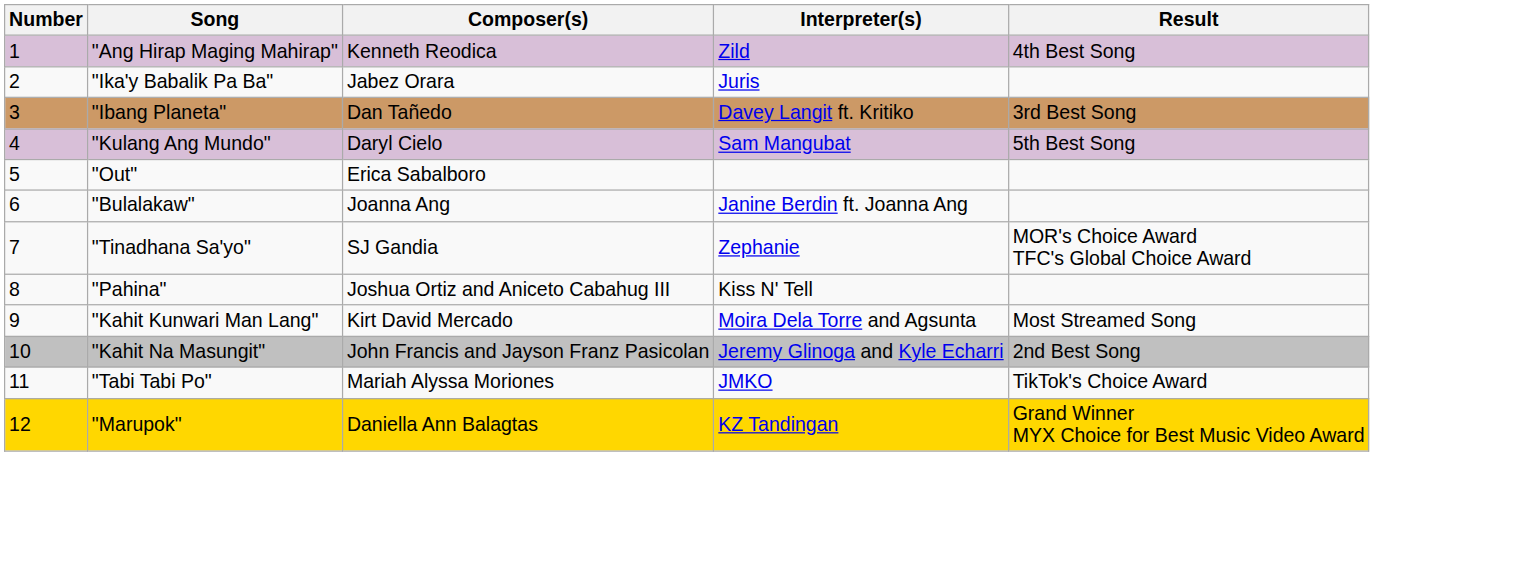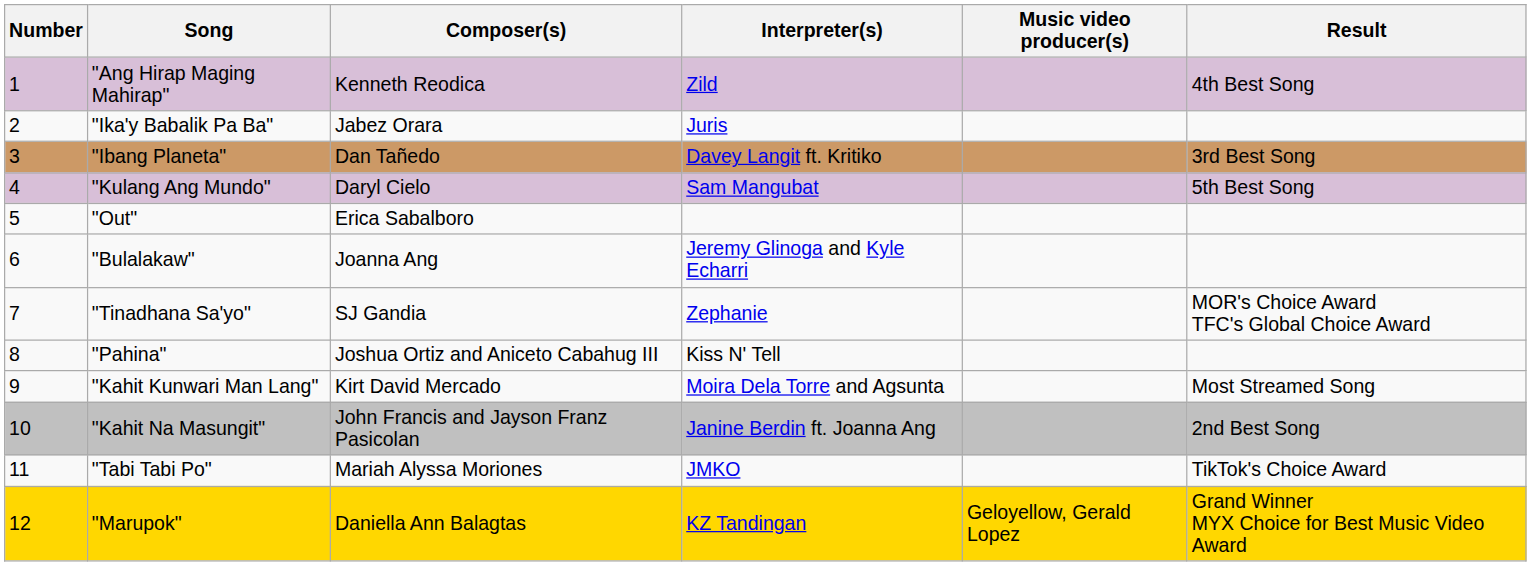+ column: (1075, 30)
(843, 205) Janine Berdin ft. Joanna Ang -> (795, 260) Jeremy Glinoga and Kyle Echarri
(861, 351) Jeremy Glinoga and Kyle Echarri -> (811, 428) Janine Berdin ft. Joanna Ang
